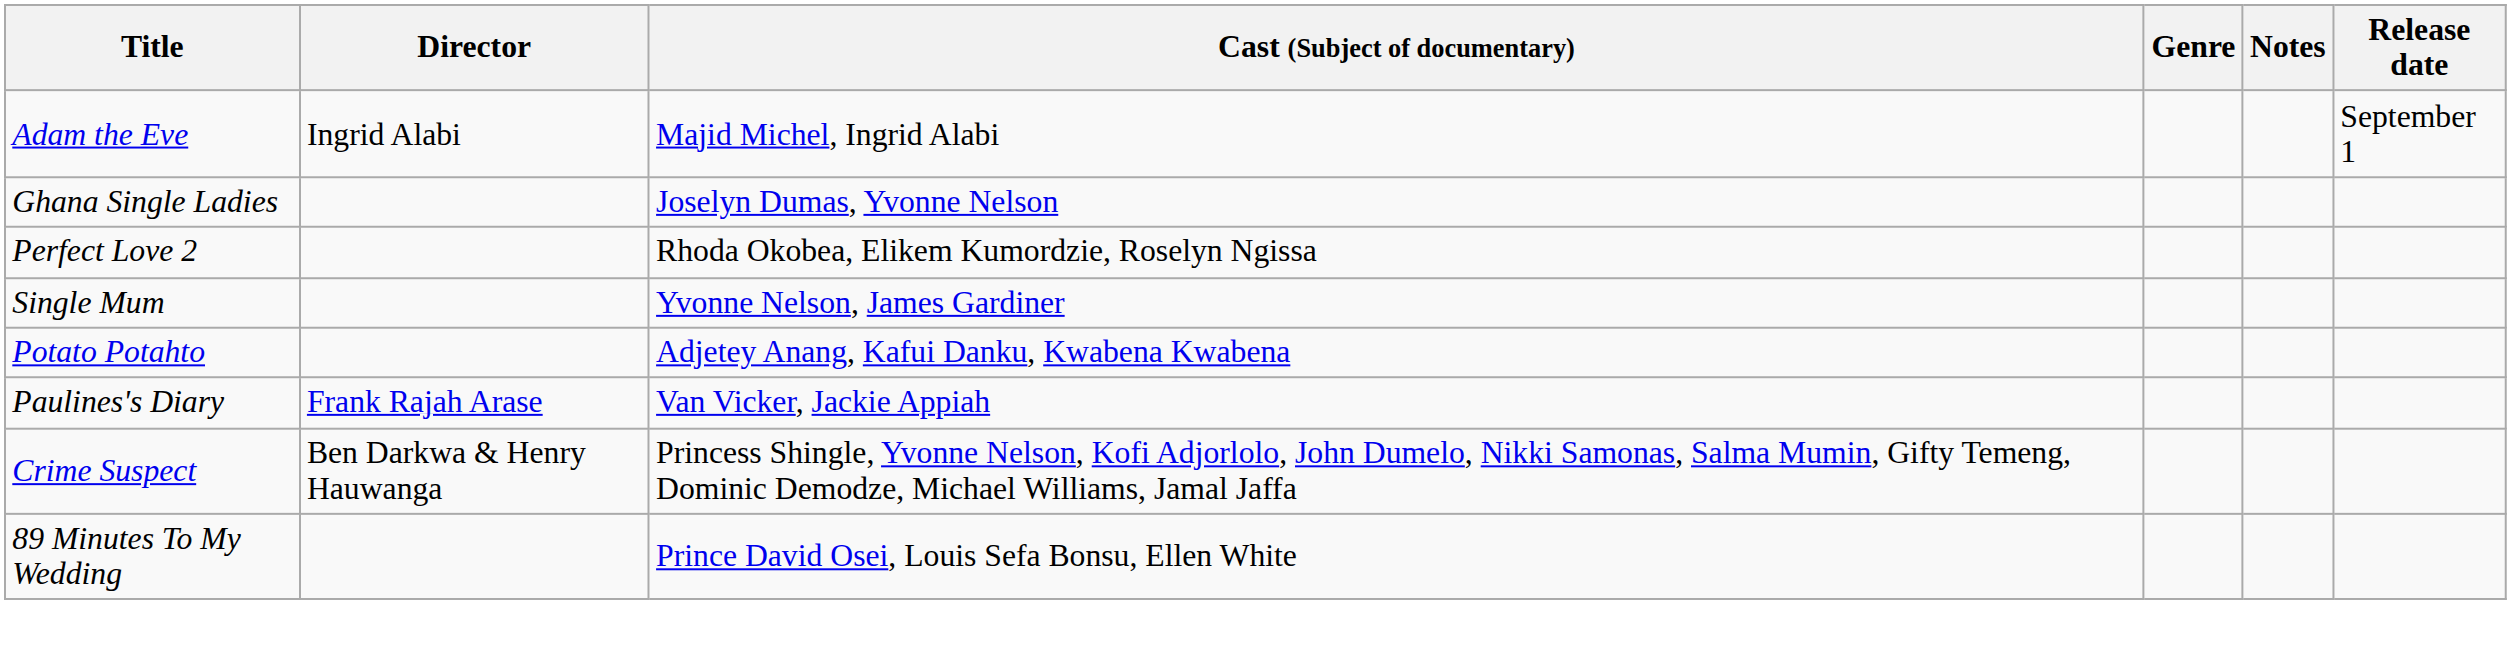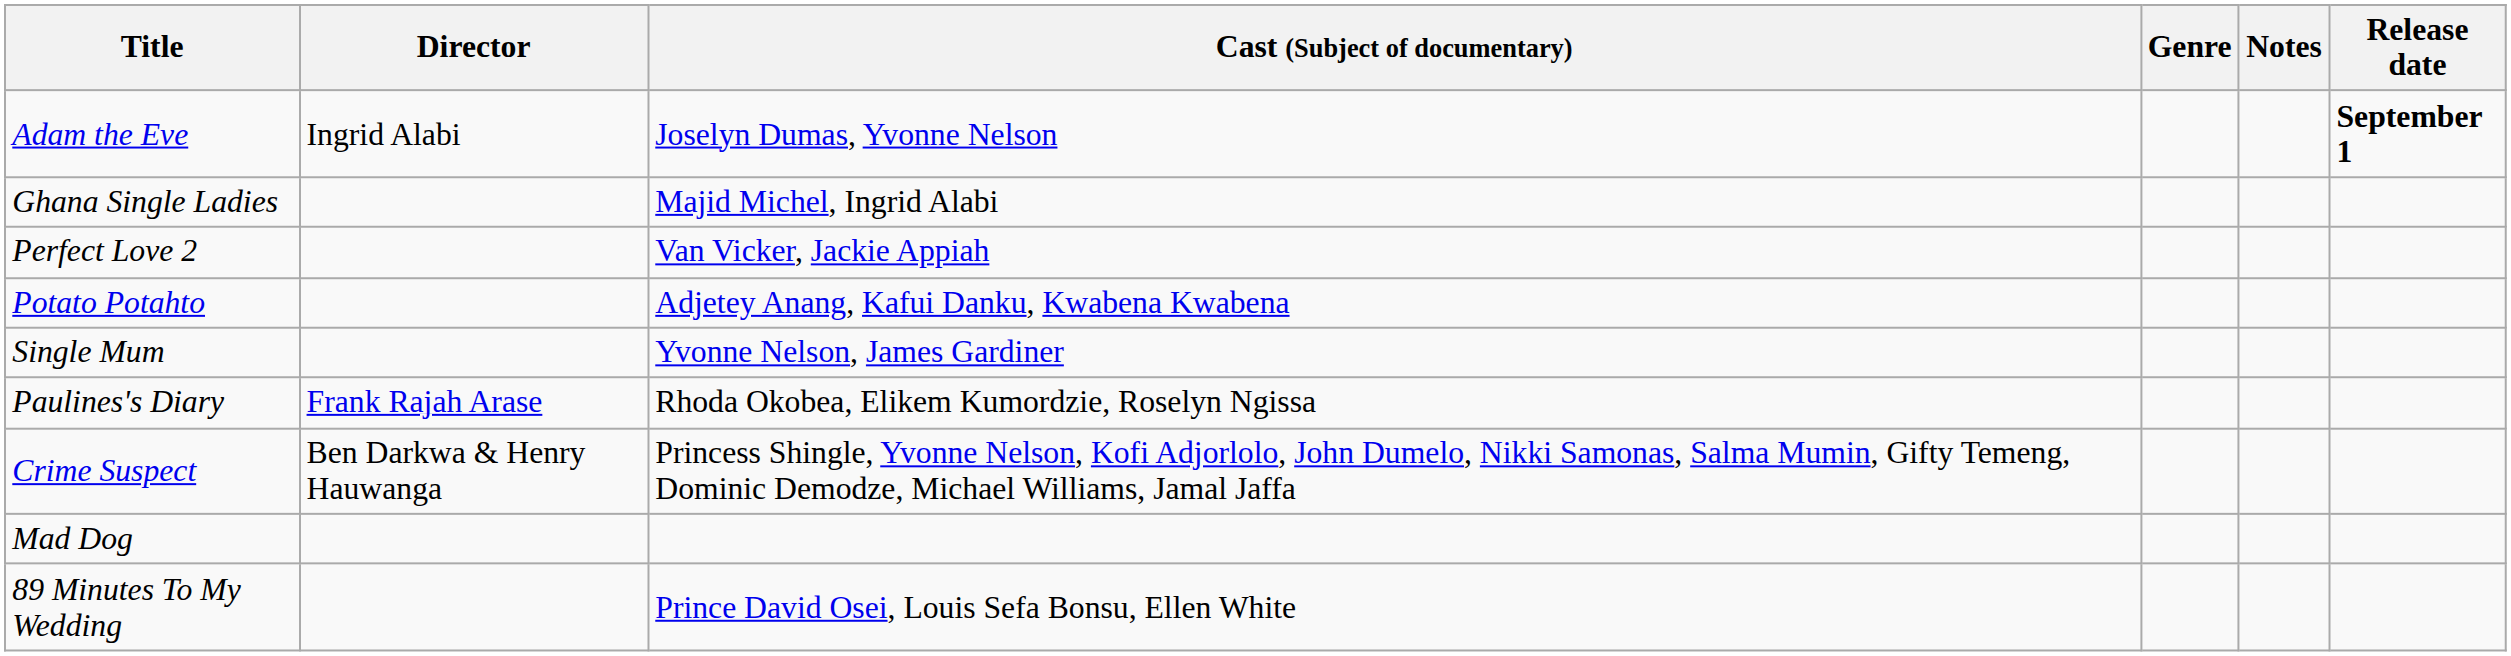(828, 133) Majid Michel, Ingrid Alabi -> (856, 133) Joselyn Dumas, Yvonne Nelson
(2408, 133) normal -> (2409, 133) bold
(857, 201) Joselyn Dumas, Yvonne Nelson -> (827, 201) Majid Michel, Ingrid Alabi
(986, 251) Rhoda Okobea, Elikem Kumordzie, Roselyn Ngissa -> (822, 251) Van Vicker, Jackie Appiah
rows swapped: (109, 352) <-> (88, 301)
(823, 402) Van Vicker, Jackie Appiah -> (986, 402) Rhoda Okobea, Elikem Kumordzie, Roselyn Ngissa
+ row: (73, 538)
